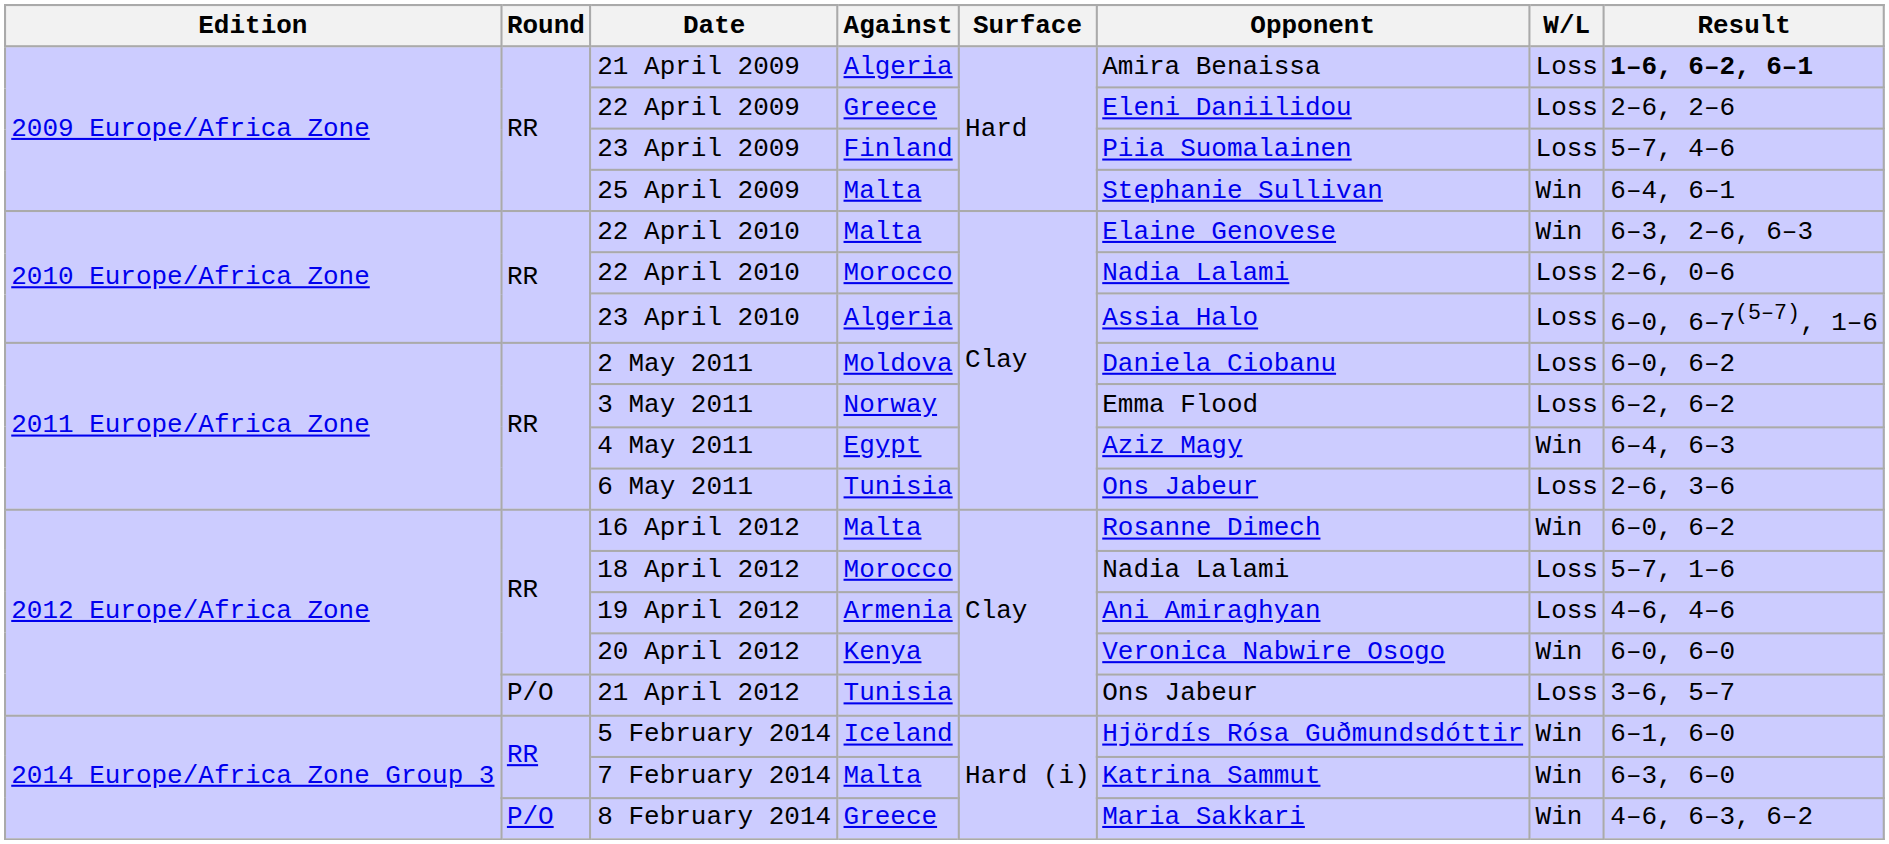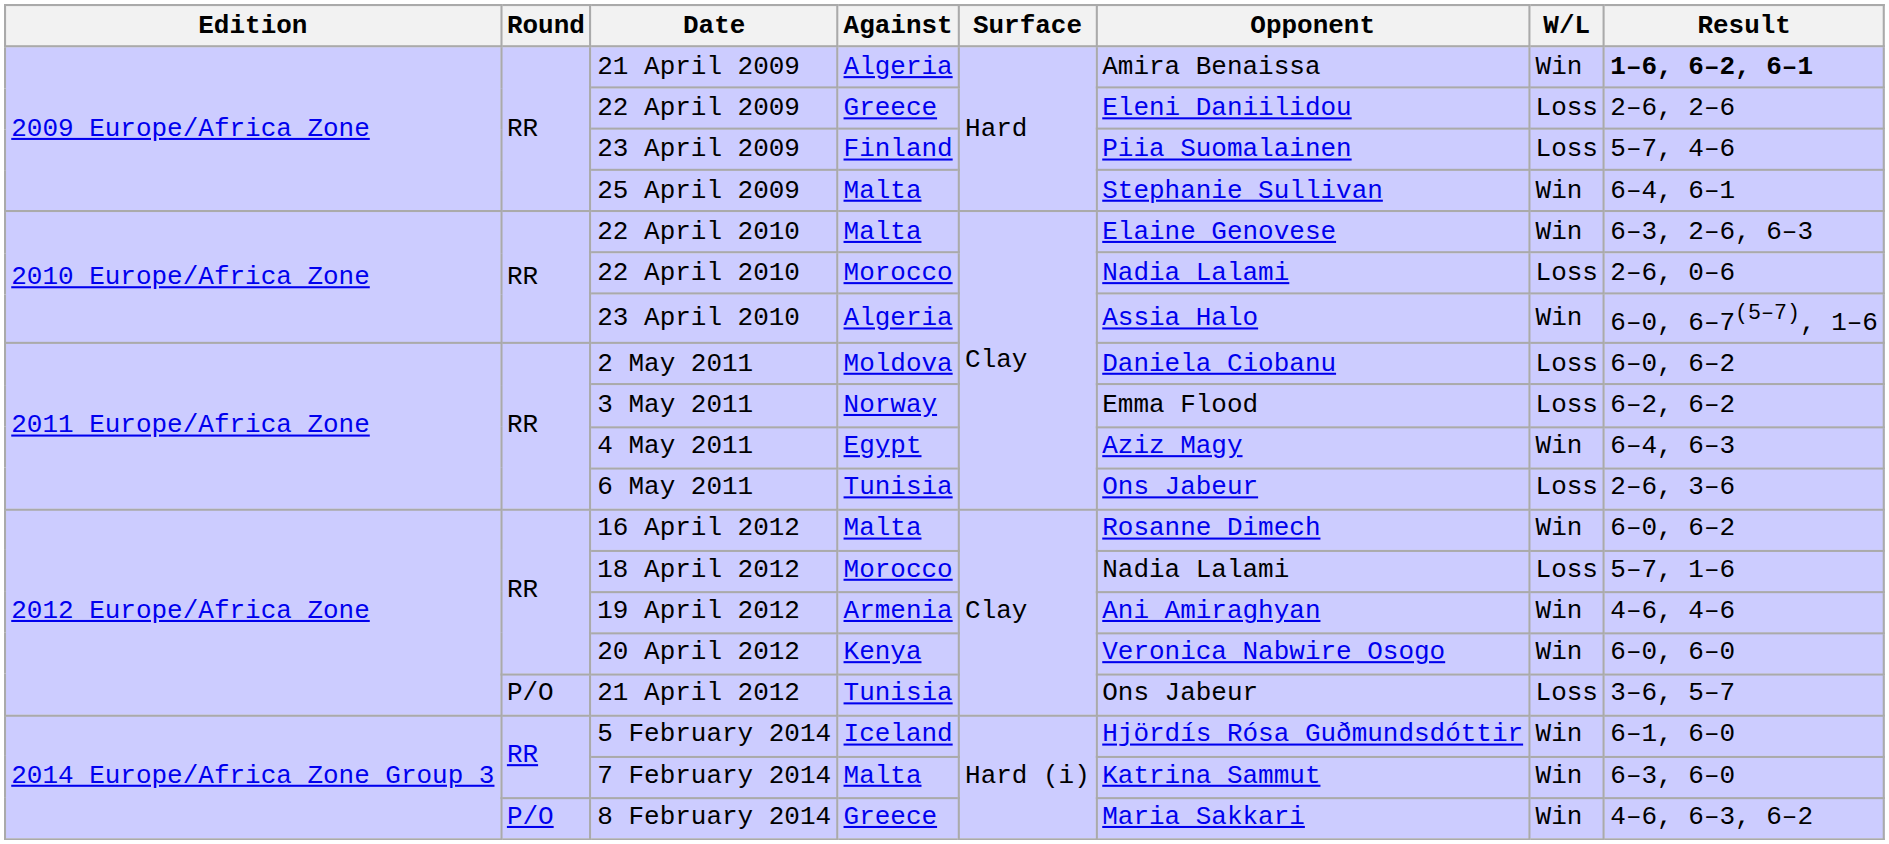(1567, 67) Loss -> (1559, 67) Win
(1567, 318) Loss -> (1559, 318) Win
(1567, 612) Loss -> (1559, 612) Win
